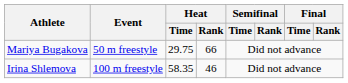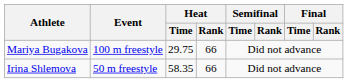(125, 50) 50 m freestyle -> (128, 50) 100 m freestyle
(128, 68) 100 m freestyle -> (125, 68) 50 m freestyle
(211, 68) 46 -> (211, 68) 66
